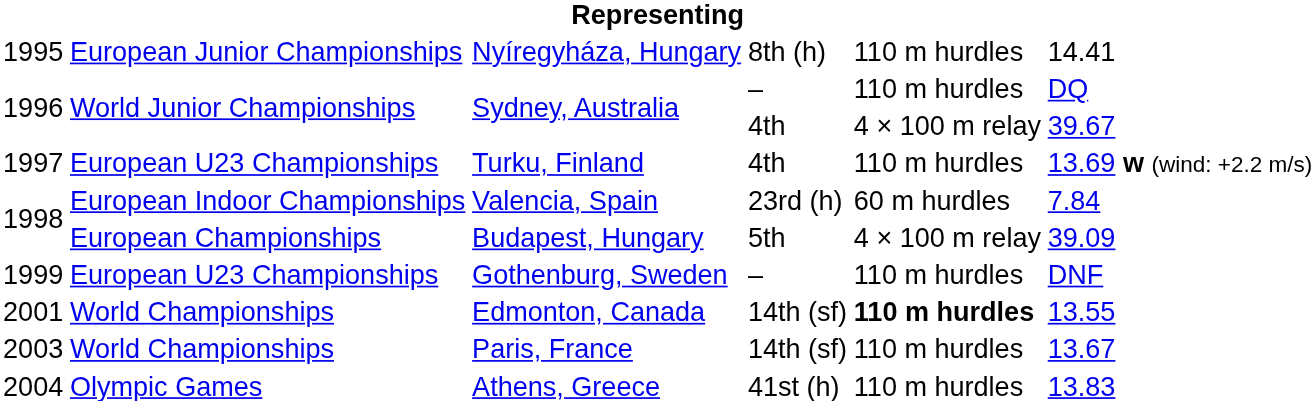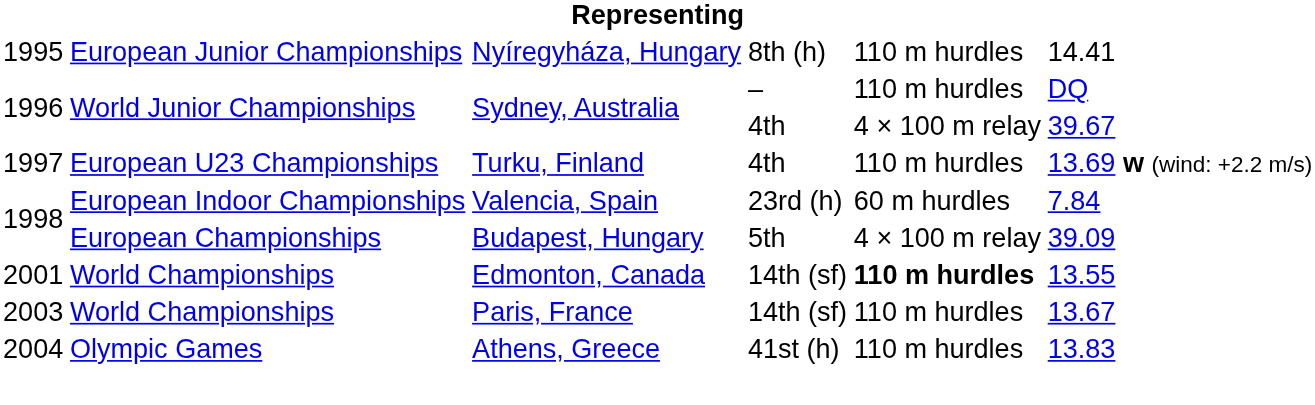- row: (600, 275)
